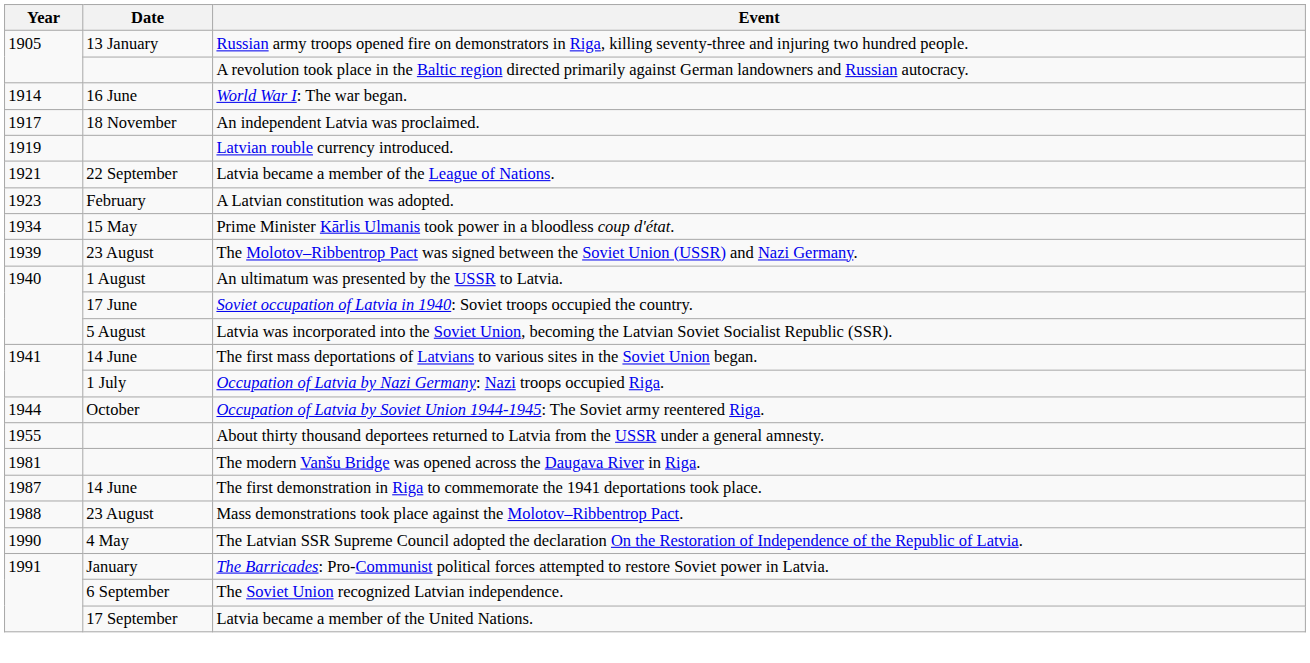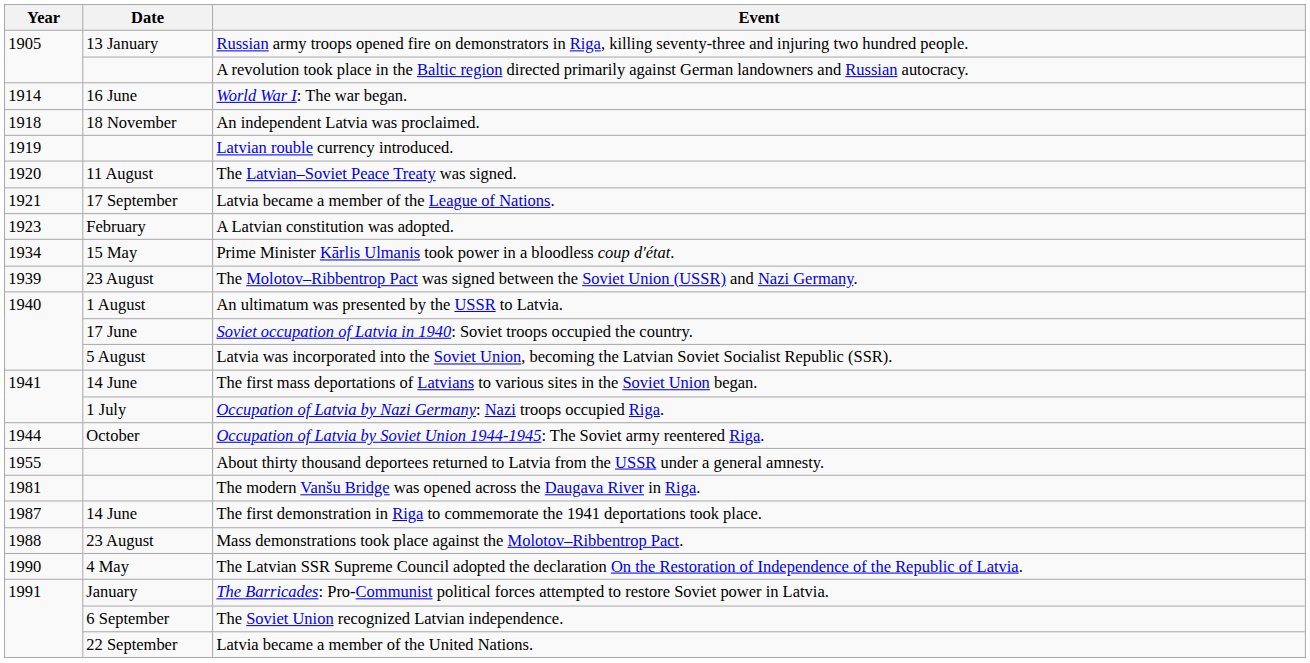(25, 122) 1917 -> (25, 122) 1918
+ row: (367, 174)
(132, 174) 22 September -> (132, 200) 17 September
(132, 618) 17 September -> (132, 644) 22 September
